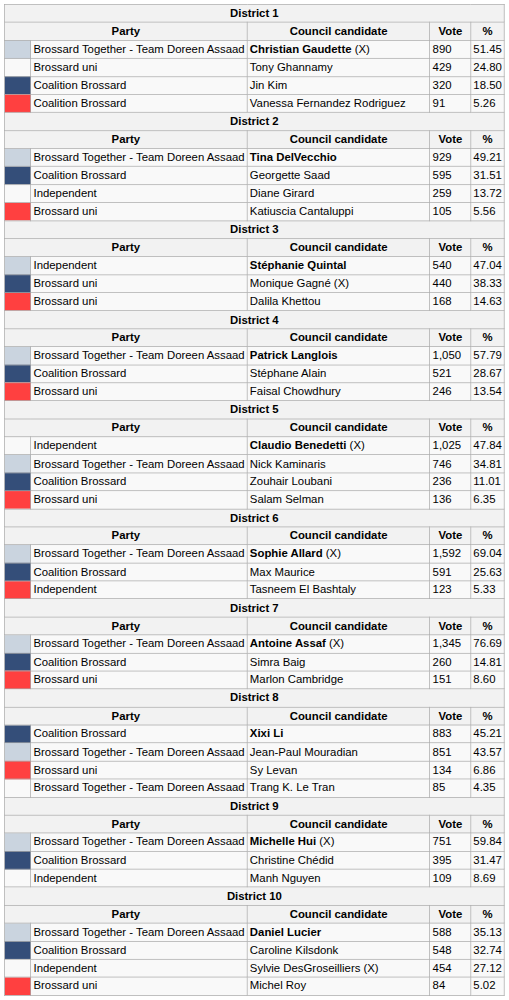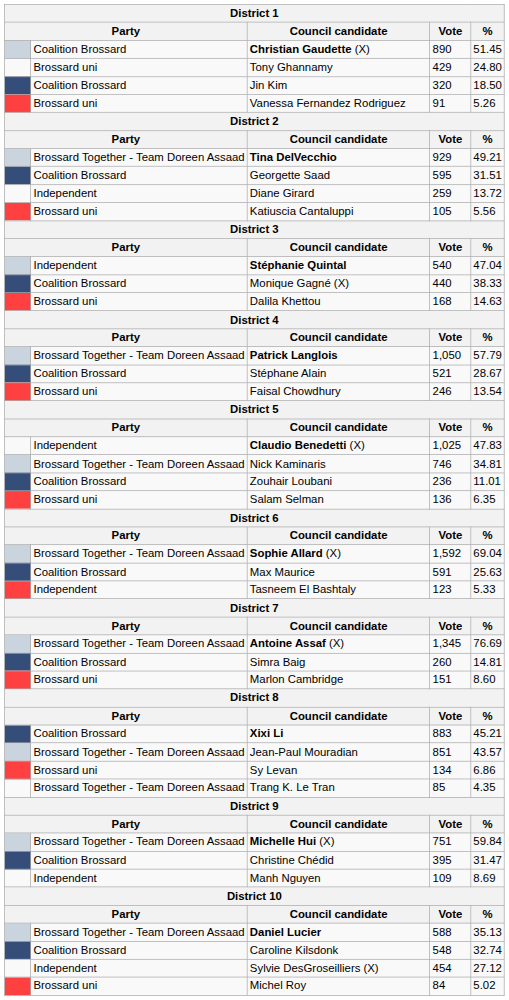(139, 49) Brossard Together - Team Doreen Assaad -> (80, 49) Coalition Brossard
(80, 103) Coalition Brossard -> (65, 103) Brossard uni
(65, 283) Brossard uni -> (80, 283) Coalition Brossard
(488, 445) 47.84 -> (488, 445) 47.83
